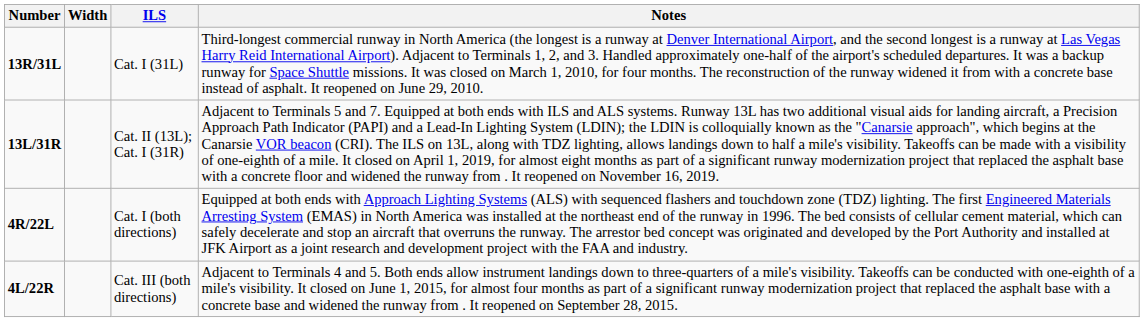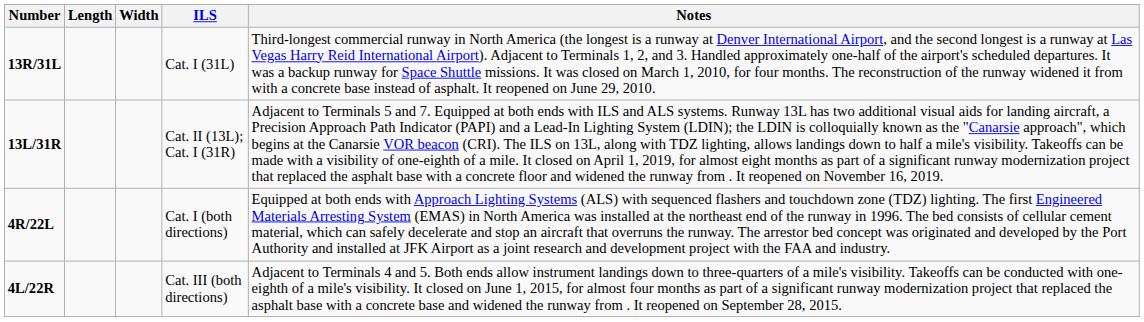+ column: (90, 16)
